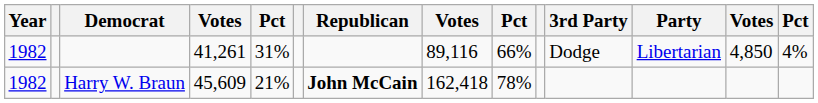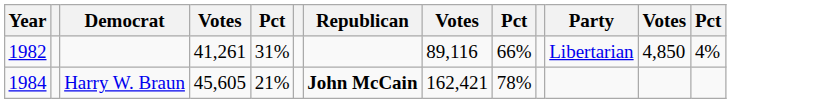- column: (589, 20)
(28, 82) 1982 -> (28, 82) 1984
(220, 82) 45,609 -> (220, 82) 45,605
(457, 82) 162,418 -> (457, 82) 162,421
